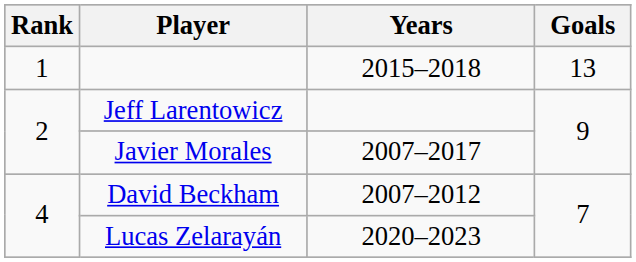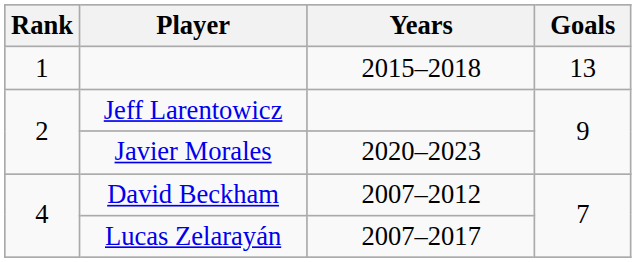(421, 151) 2007–2017 -> (421, 151) 2020–2023
(421, 236) 2020–2023 -> (421, 236) 2007–2017
